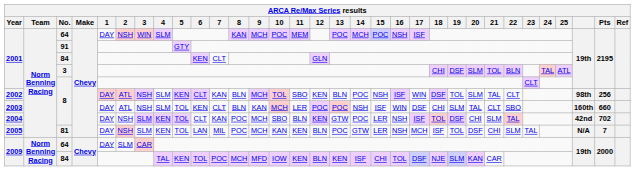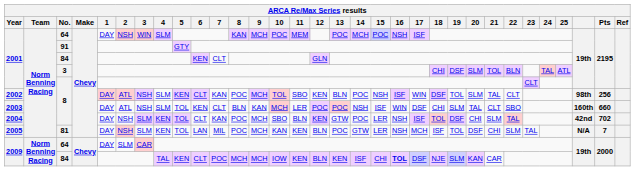(239, 95) BLN -> (239, 95) POC
(200, 159) TOL -> (200, 159) CLT
(259, 159) MFD -> (259, 159) MCH
(400, 159) normal -> (400, 159) bold
